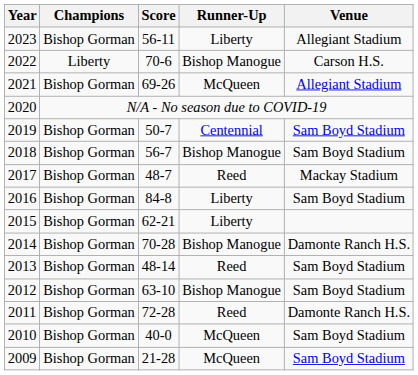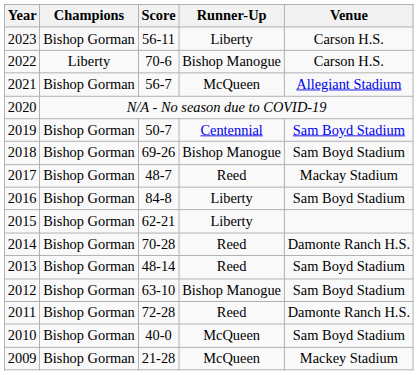(349, 38) Allegiant Stadium -> (349, 38) Carson H.S.
(159, 84) 69-26 -> (159, 84) 56-7
(159, 152) 56-7 -> (159, 152) 69-26
(232, 244) Bishop Manogue -> (232, 244) Reed
(349, 358) Sam Boyd Stadium -> (349, 358) Mackey Stadium
